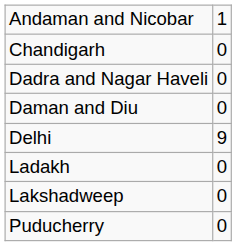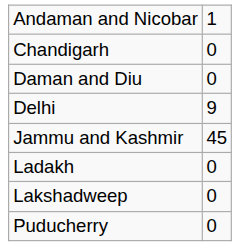- row: (109, 78)
+ row: (98, 137)
